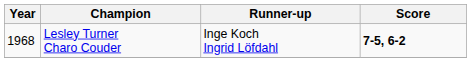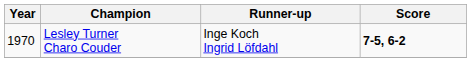(21, 40) 1968 -> (21, 40) 1970
